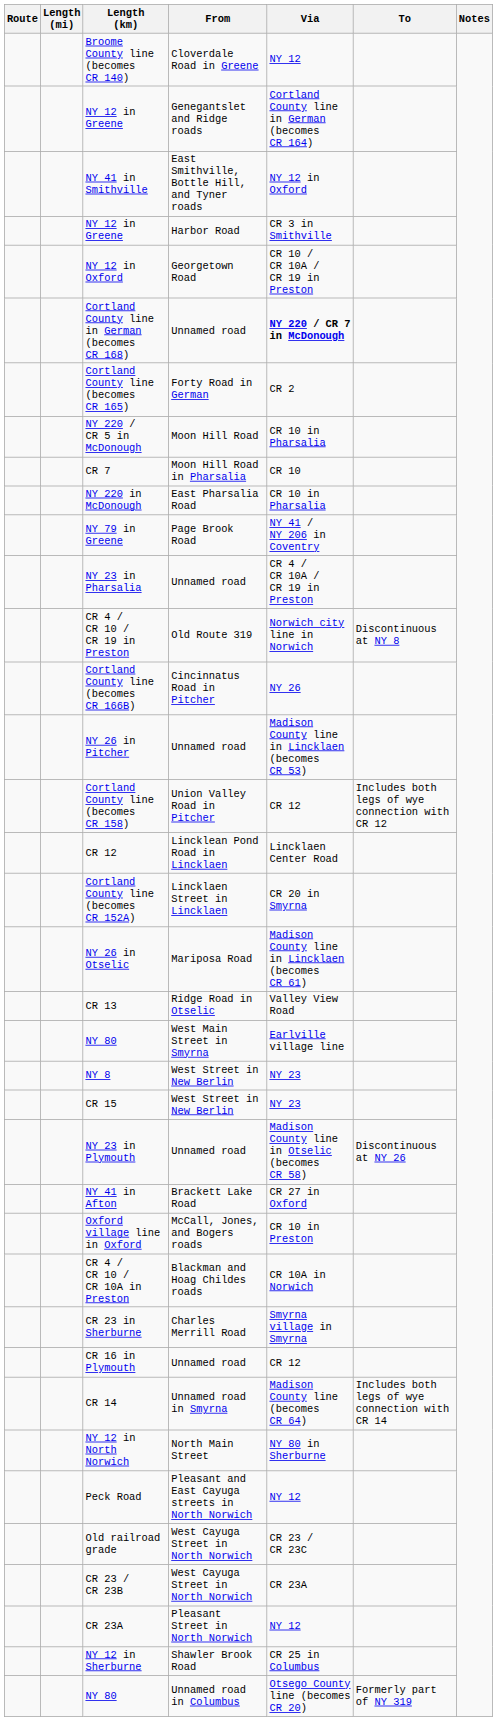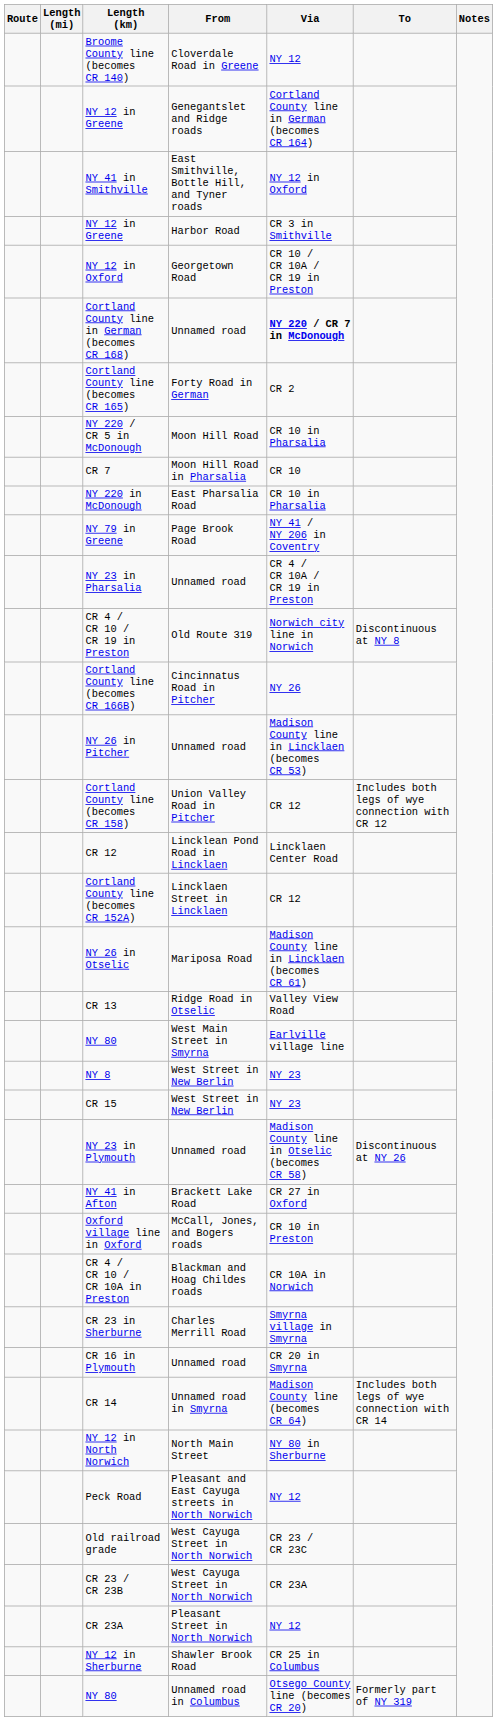(294, 900) CR 20 in Smyrna -> (285, 900) CR 12
(285, 1362) CR 12 -> (294, 1362) CR 20 in Smyrna
